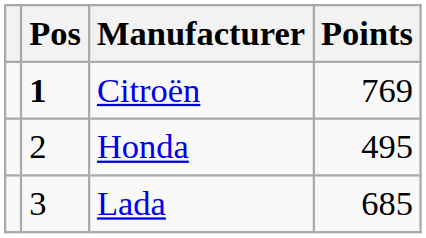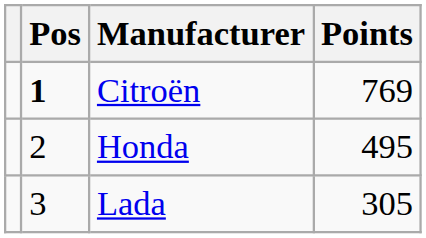(387, 203) 685 -> (387, 203) 305
